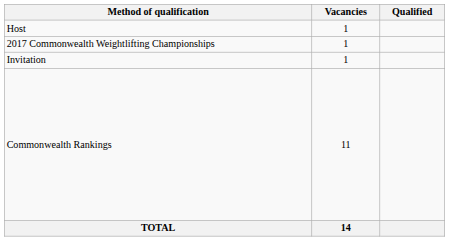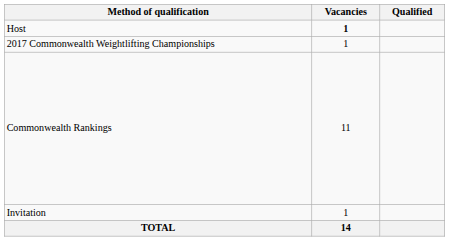(346, 28) normal -> (346, 28) bold
rows swapped: (59, 144) <-> (26, 60)
